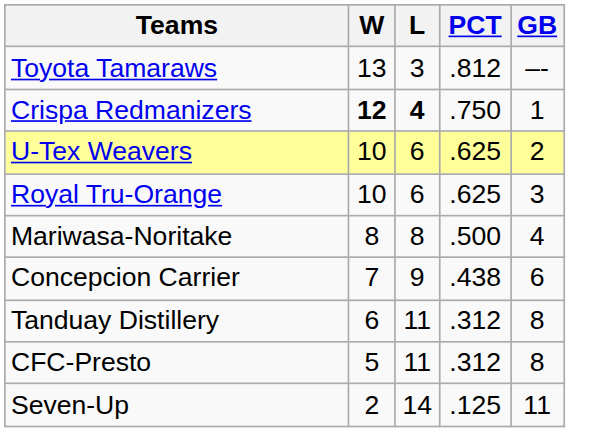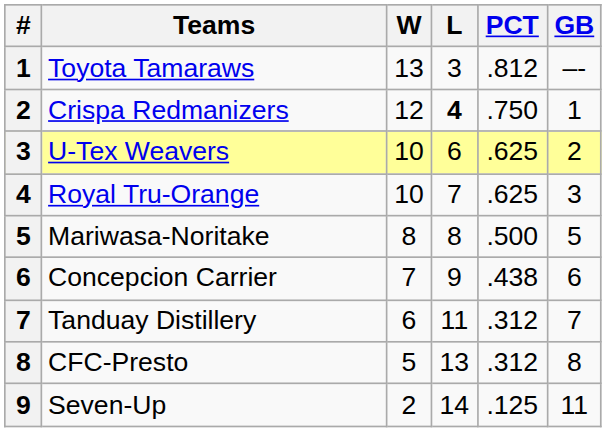+ column: (23, 25)
(372, 109) bold -> (409, 109) normal
(417, 194) 6 -> (454, 194) 7
(537, 236) 4 -> (574, 236) 5
(537, 320) 8 -> (574, 320) 7
(417, 362) 11 -> (454, 362) 13
